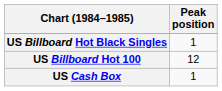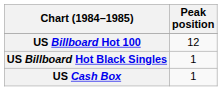rows swapped: (87, 59) <-> (87, 42)
